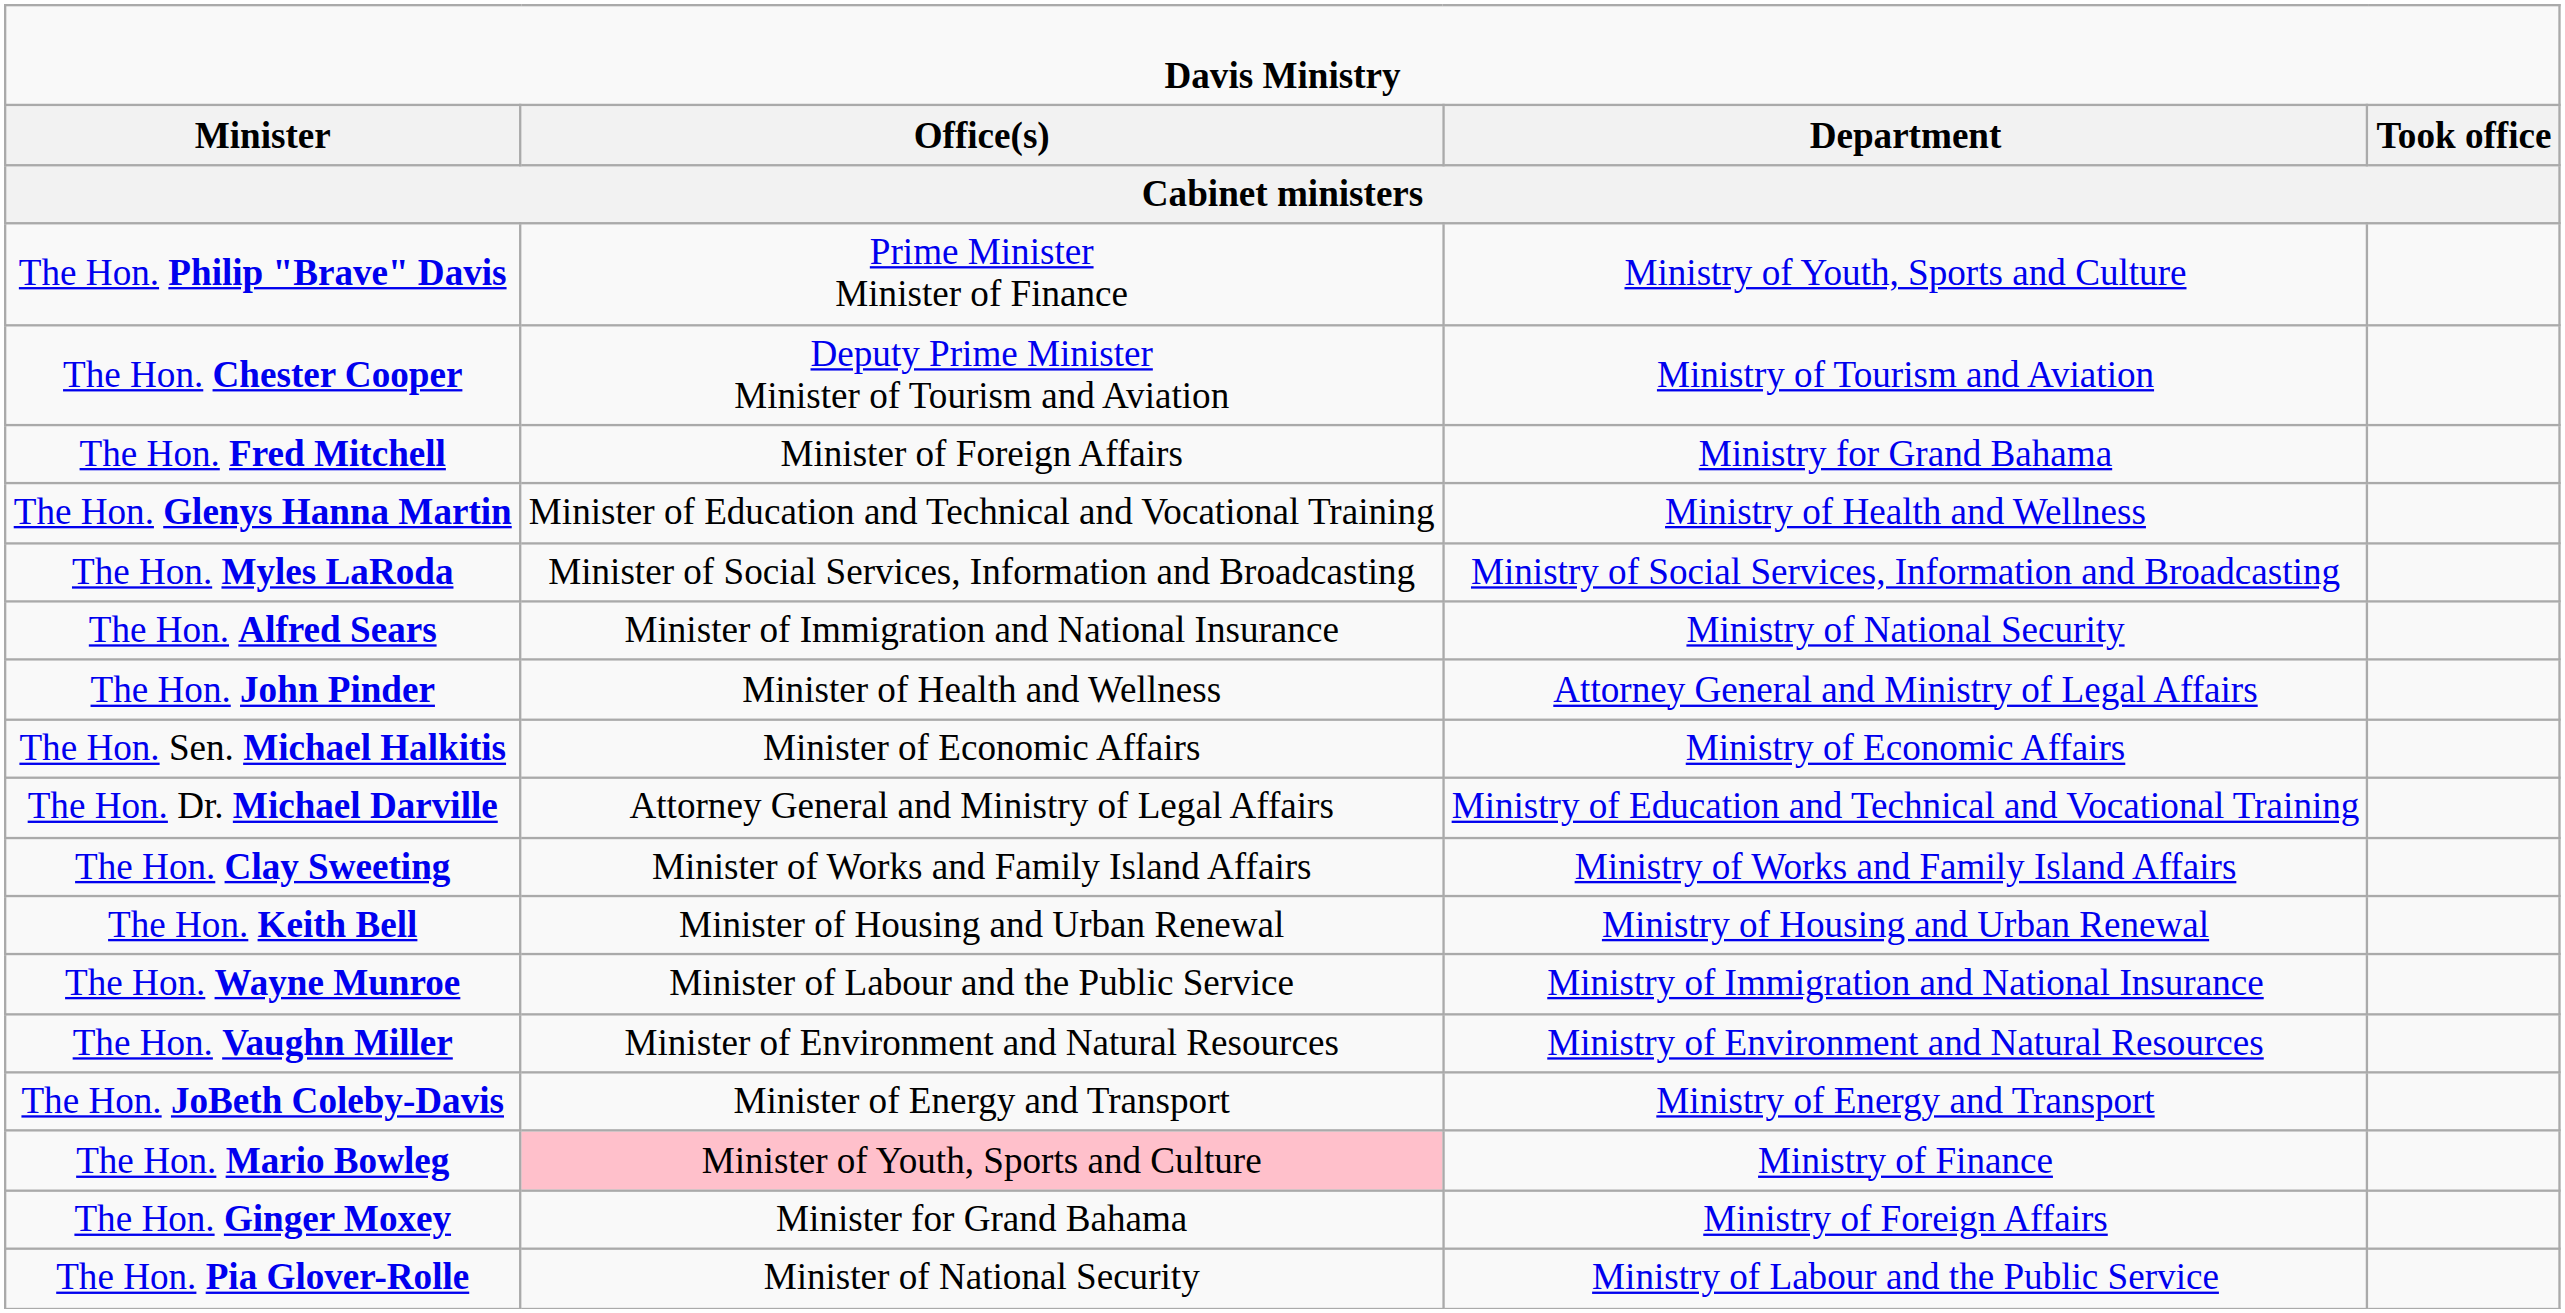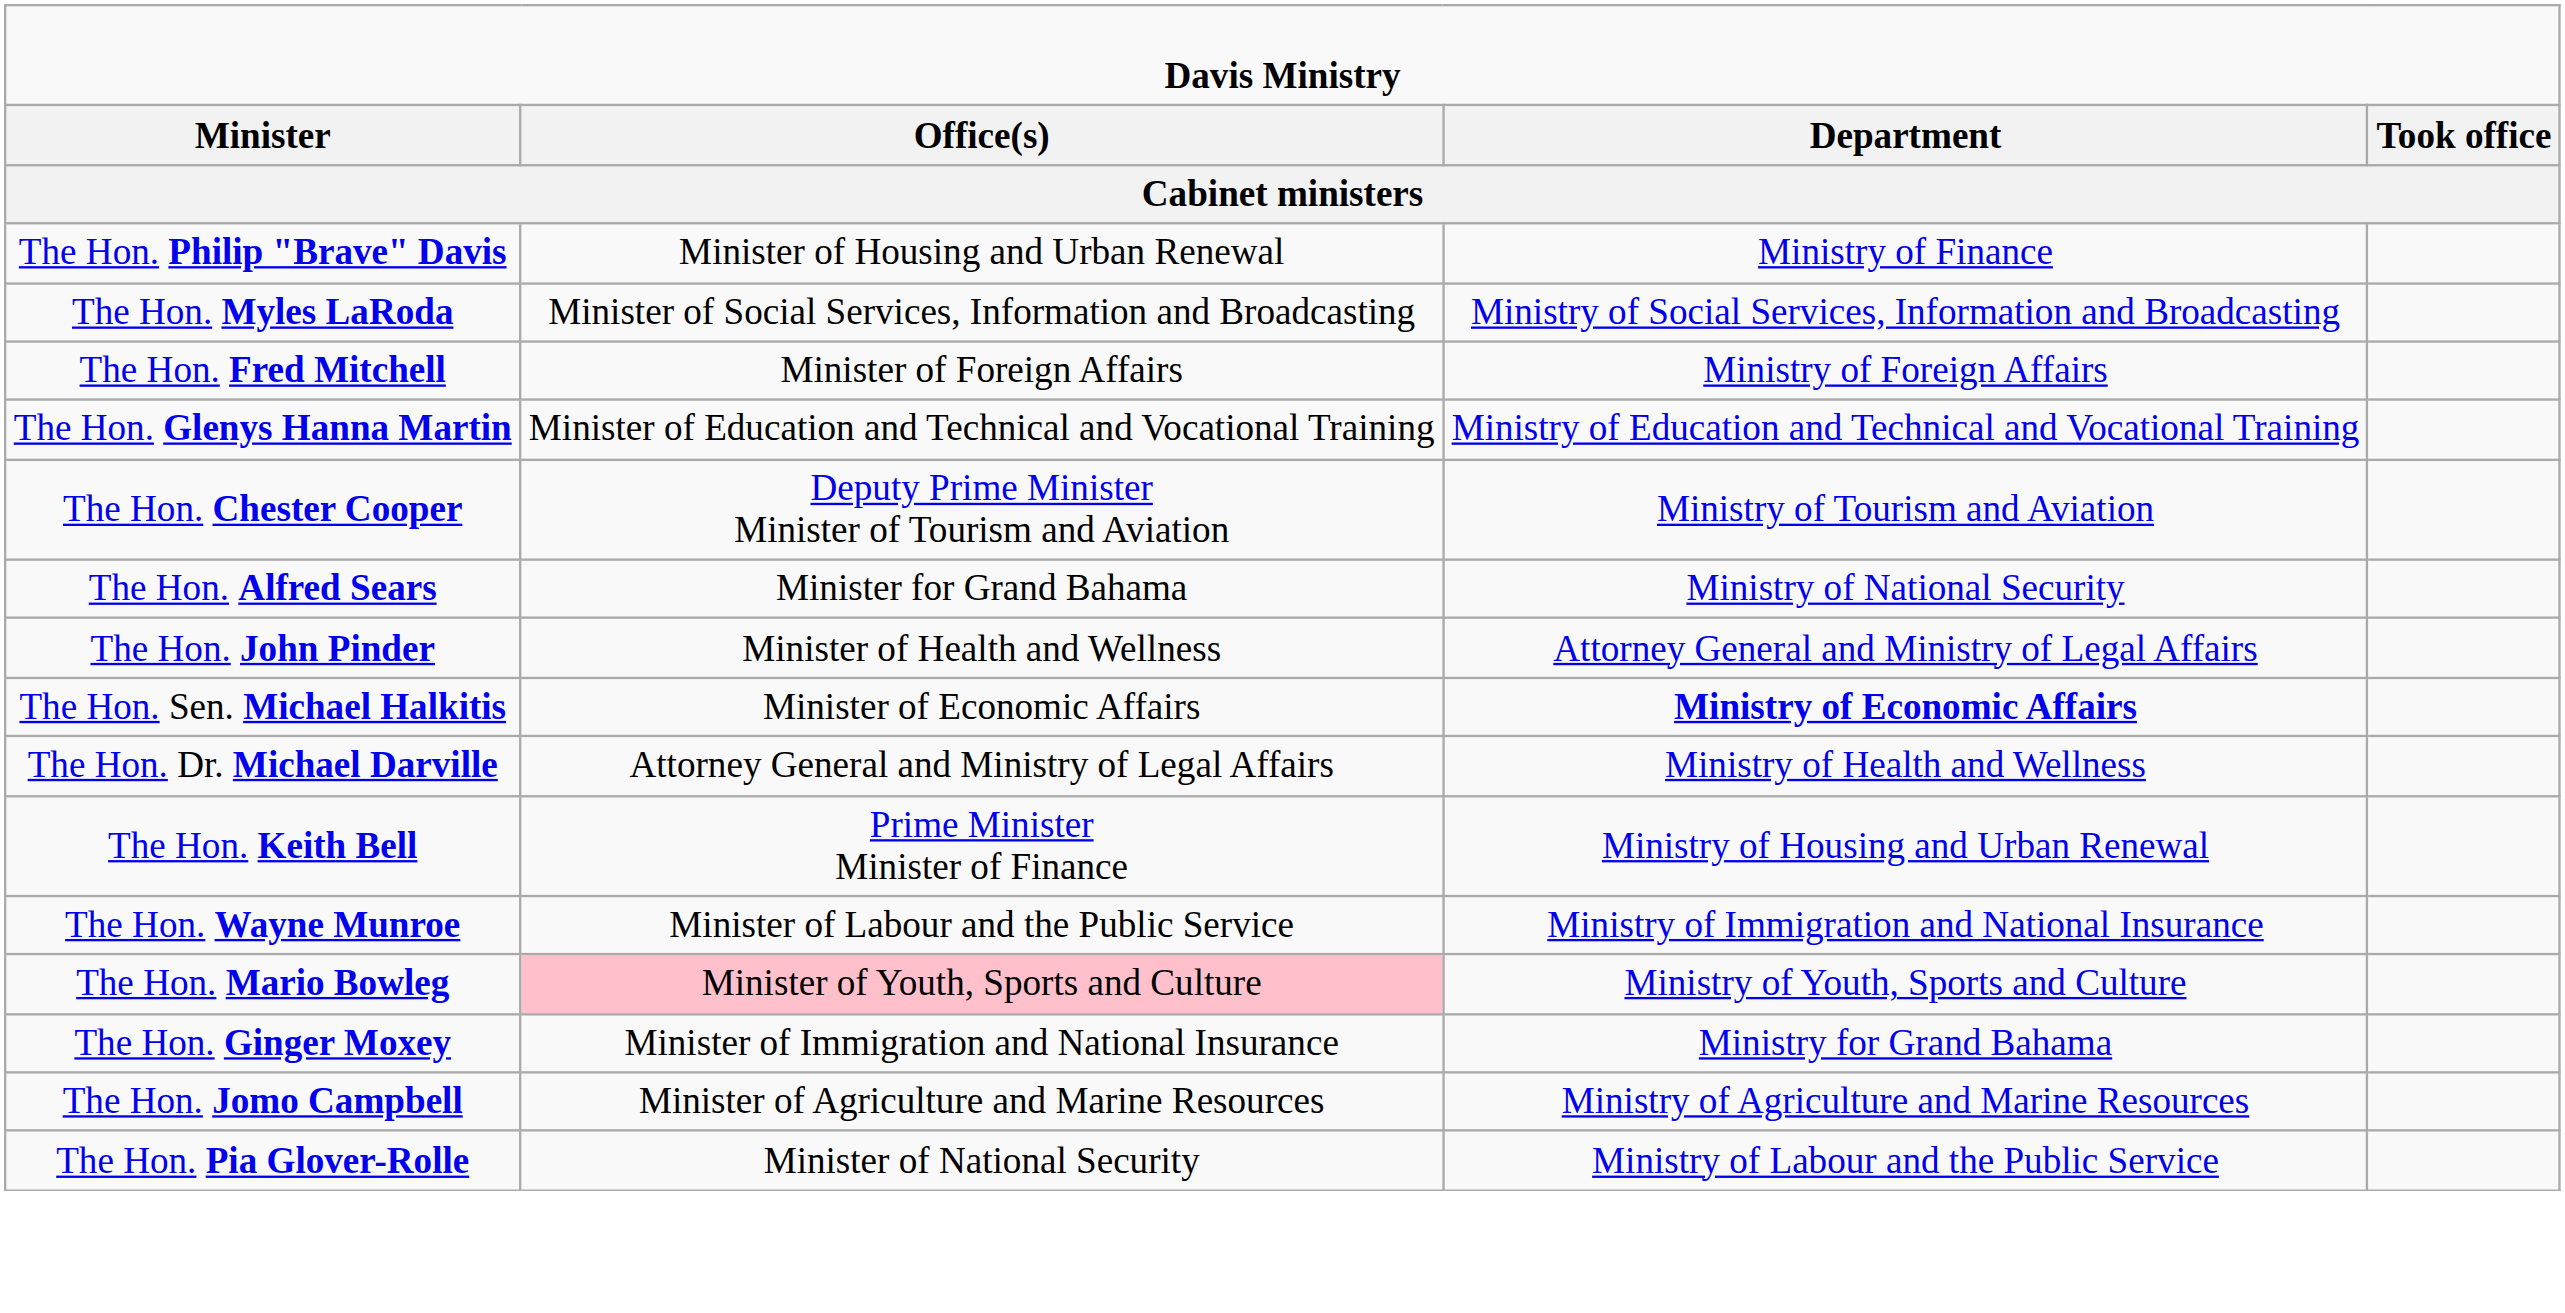(982, 273) Prime Minister Minister of Finance -> (982, 252) Minister of Housing and Urban Renewal
(1905, 273) Ministry of Youth, Sports and Culture -> (1905, 252) Ministry of Finance
rows swapped: (263, 373) <-> (263, 571)
(1905, 453) Ministry for Grand Bahama -> (1906, 370) Ministry of Foreign Affairs
(1905, 512) Ministry of Health and Wellness -> (1906, 428) Ministry of Education and Technical and Vocational Training
(982, 630) Minister of Immigration and National Insurance -> (982, 588) Minister for Grand Bahama
(1906, 747) normal -> (1905, 706) bold
(1906, 806) Ministry of Education and Technical and Vocational Training -> (1905, 765) Ministry of Health and Wellness
- row: (263, 865)
(982, 924) Minister of Housing and Urban Renewal -> (982, 844) Prime Minister Minister of Finance
- row: (263, 1042)
- row: (263, 1101)
(1905, 1160) Ministry of Finance -> (1905, 983) Ministry of Youth, Sports and Culture
(982, 1218) Minister for Grand Bahama -> (982, 1042) Minister of Immigration and National Insurance
(1906, 1218) Ministry of Foreign Affairs -> (1905, 1042) Ministry for Grand Bahama
+ row: (263, 1101)
